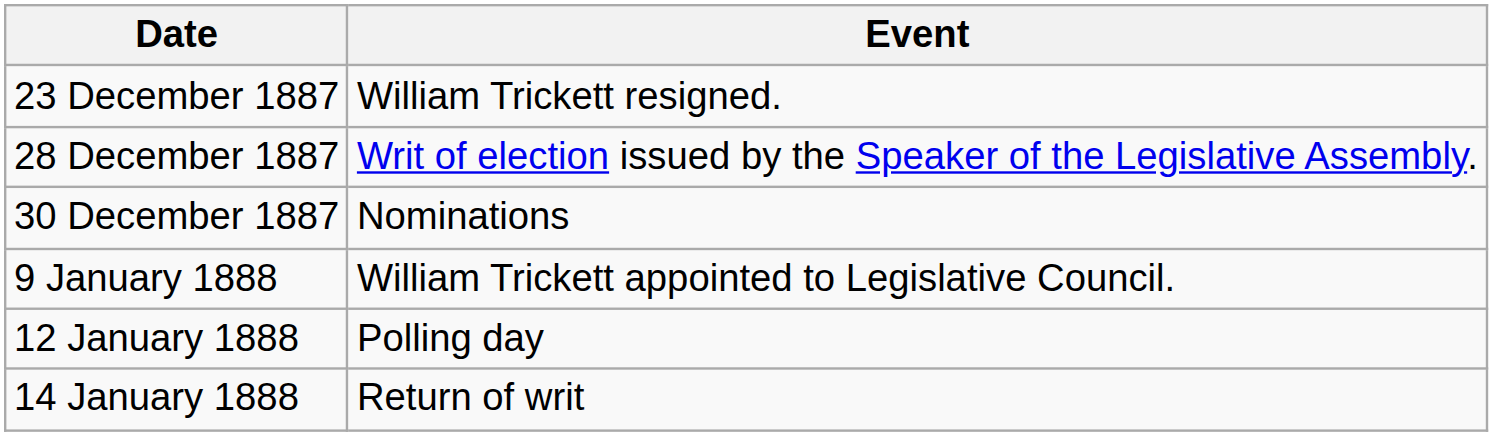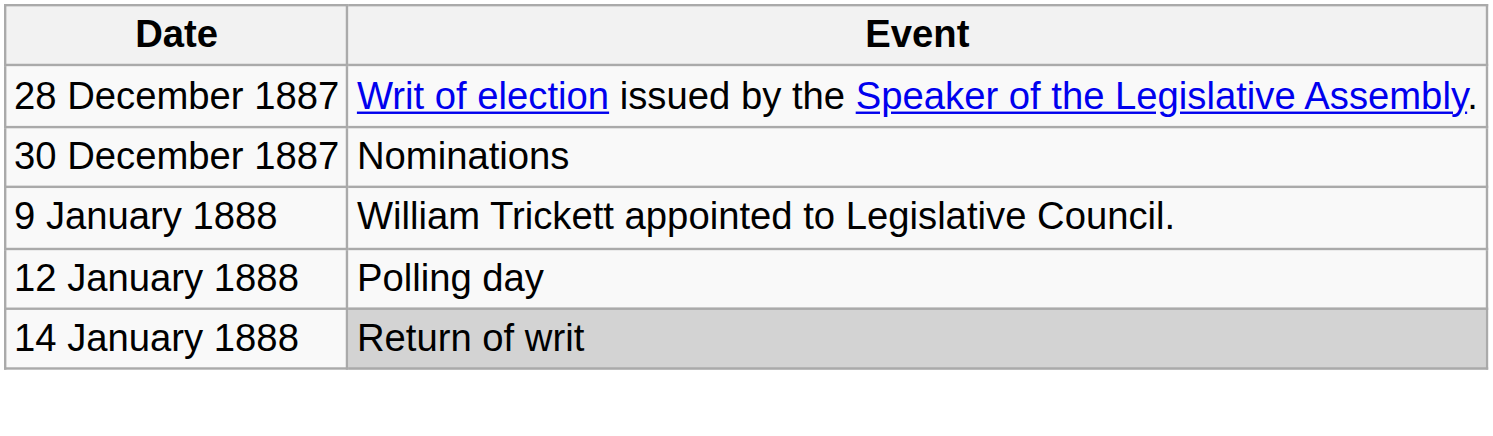- row: (177, 95)
(471, 398) no background -> (471, 338) lightgrey background
